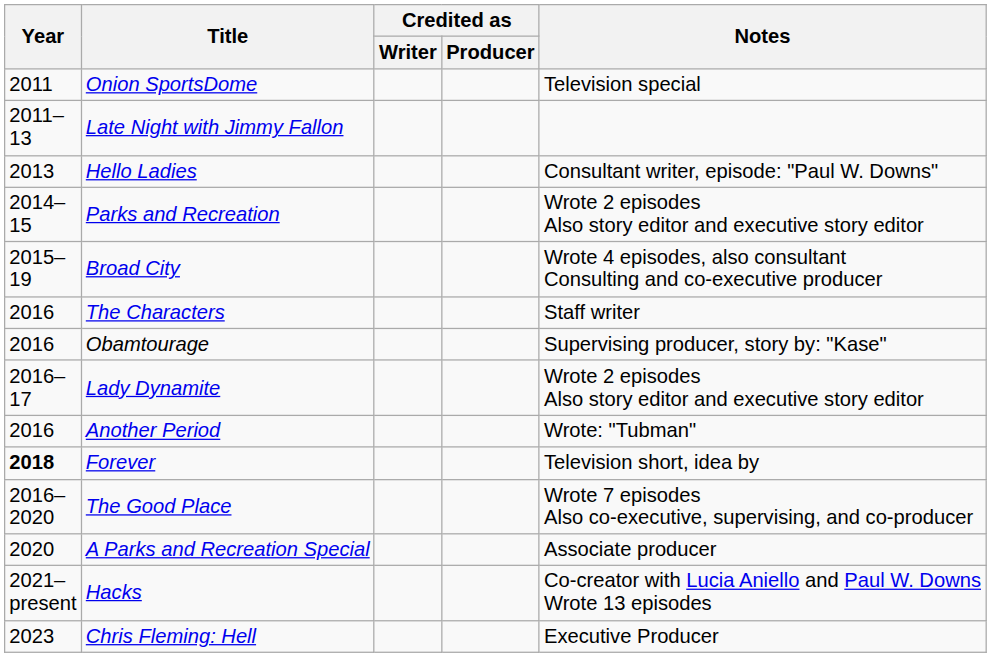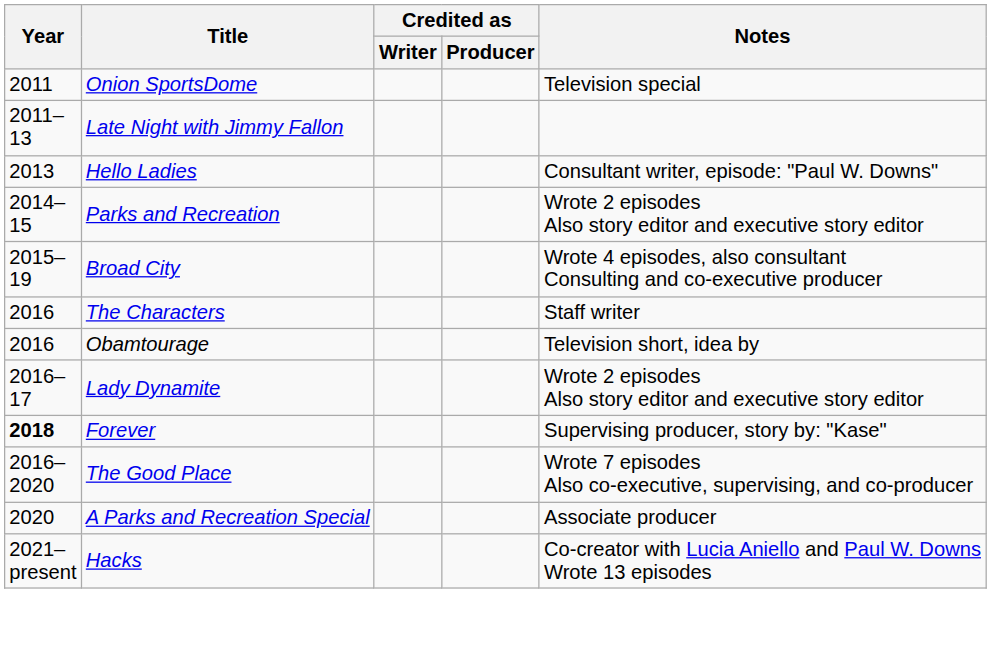(715, 344) Supervising producer, story by: "Kase" -> (652, 344) Television short, idea by
- row: (153, 430)
(652, 462) Television short, idea by -> (715, 430) Supervising producer, story by: "Kase"
- row: (171, 636)
